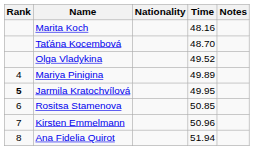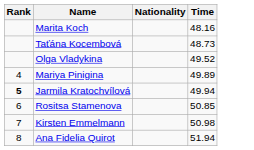- column: (233, 12)
(203, 43) 48.70 -> (203, 43) 48.73
(203, 91) 49.95 -> (203, 91) 49.94
(203, 122) 50.96 -> (203, 122) 50.98
